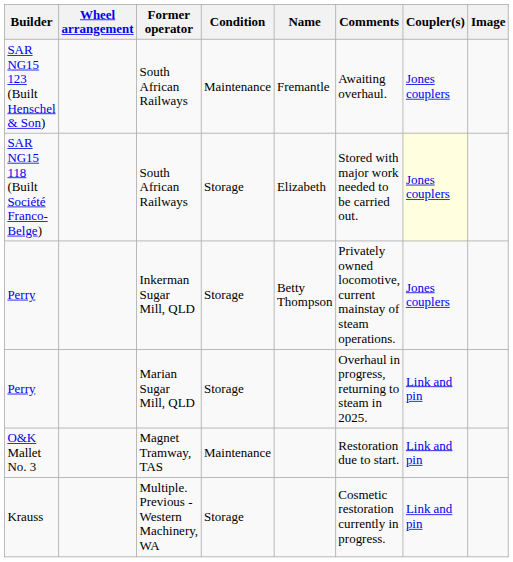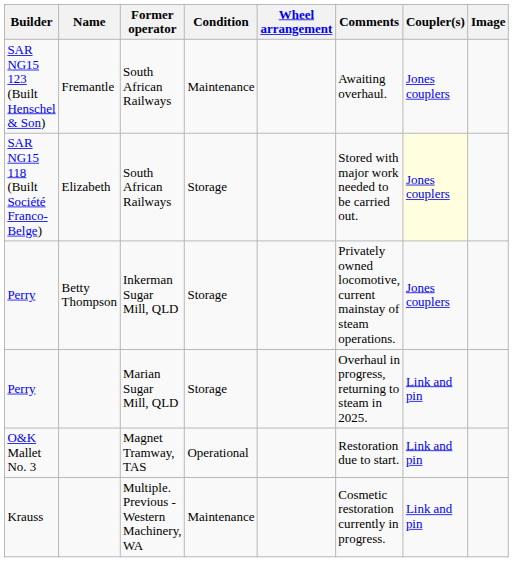columns swapped: (305, 22) <-> (98, 22)
(238, 452) Maintenance -> (218, 452) Operational
(224, 517) Storage -> (221, 517) Maintenance
